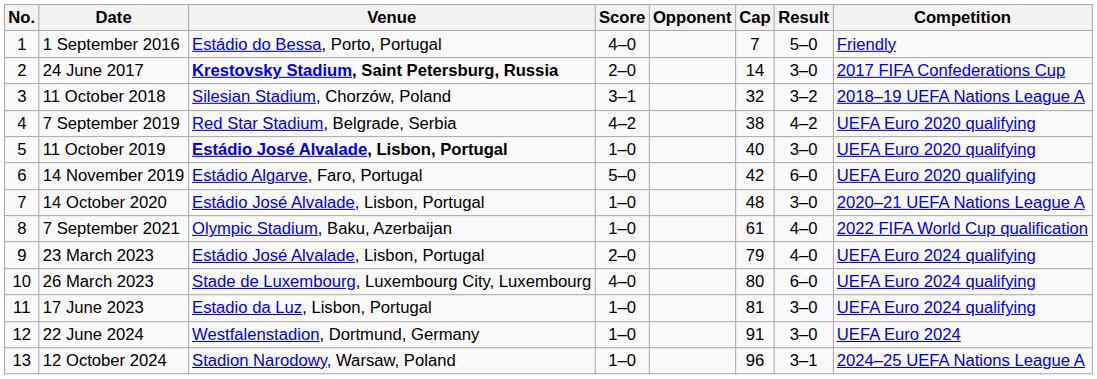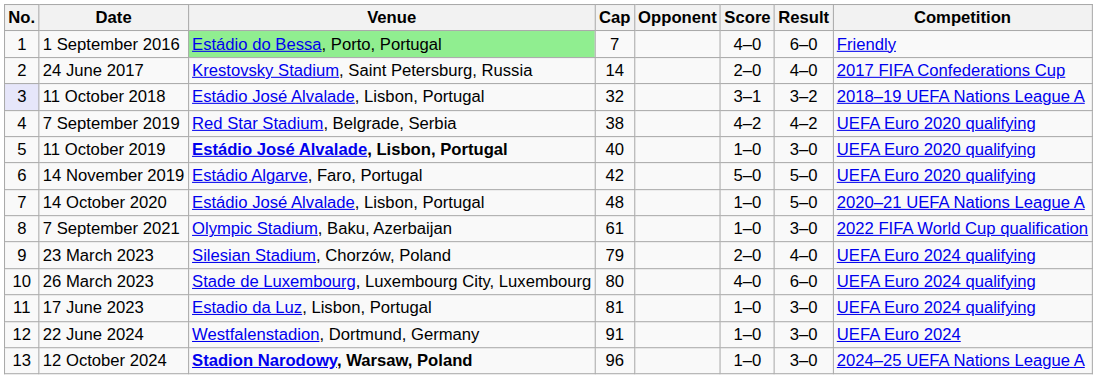columns swapped: (755, 17) <-> (622, 17)
(317, 44) no background -> (317, 44) lightgreen background
(804, 44) 5–0 -> (804, 44) 6–0
(375, 70) bold -> (362, 70) normal
(804, 70) 3–0 -> (804, 70) 4–0
(22, 96) no background -> (22, 96) lavender background
(322, 96) Silesian Stadium, Chorzów, Poland -> (338, 96) Estádio José Alvalade, Lisbon, Portugal
(804, 176) 6–0 -> (804, 176) 5–0
(804, 202) 3–0 -> (804, 202) 5–0
(804, 228) 4–0 -> (804, 228) 3–0
(338, 255) Estádio José Alvalade, Lisbon, Portugal -> (322, 255) Silesian Stadium, Chorzów, Poland
(324, 360) normal -> (332, 360) bold
(804, 360) 3–1 -> (804, 360) 3–0
